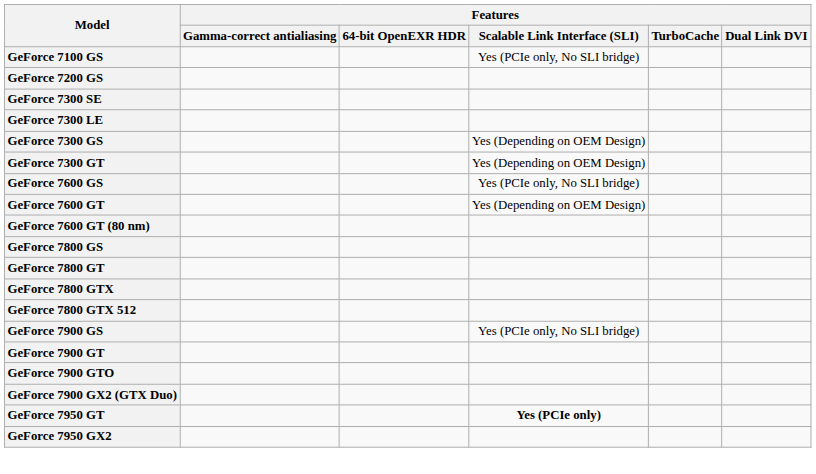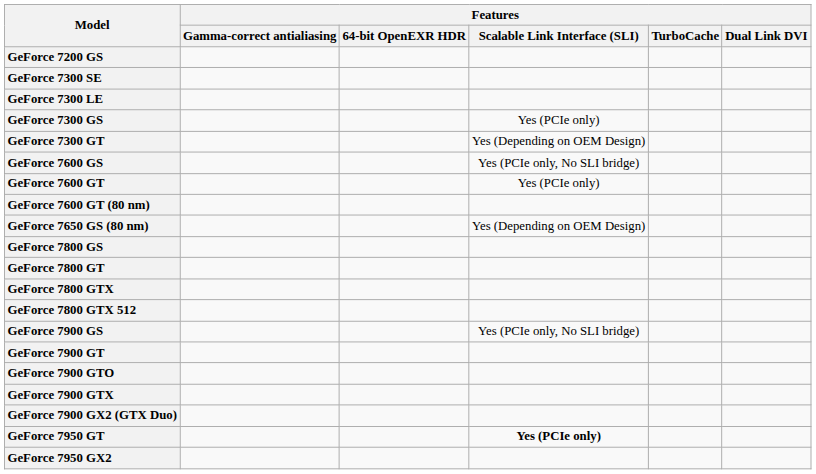- row: (55, 56)
(559, 141) Yes (Depending on OEM Design) -> (559, 120) Yes (PCIe only)
(559, 204) Yes (Depending on OEM Design) -> (559, 183) Yes (PCIe only)
+ row: (78, 225)
+ row: (61, 394)
